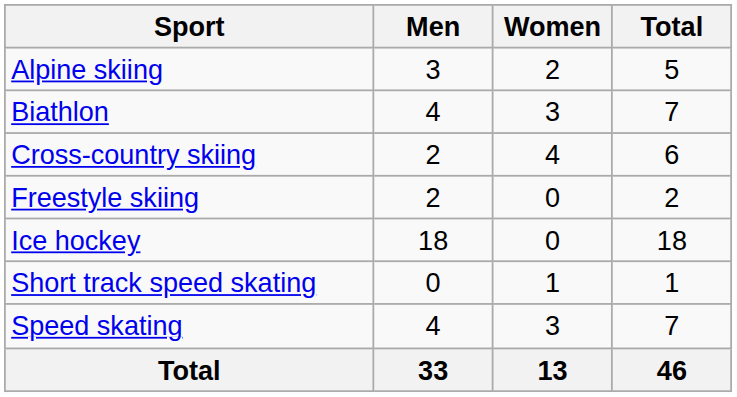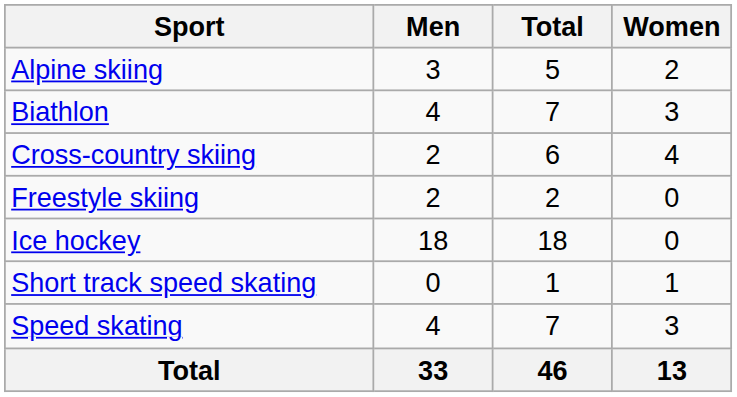columns swapped: (553, 26) <-> (672, 26)
